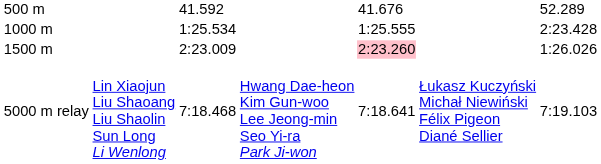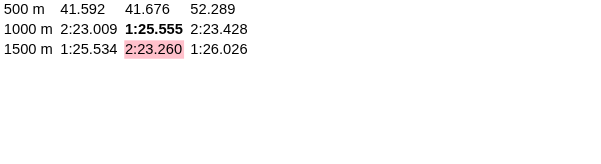(208, 29) 1:25.534 -> (89, 29) 2:23.009
(387, 29) normal -> (154, 29) bold
(208, 49) 2:23.009 -> (89, 49) 1:25.534
- row: (46, 111)
